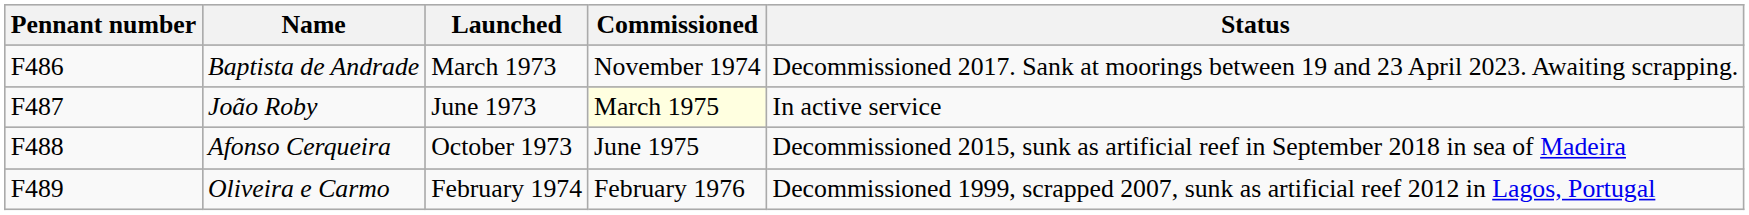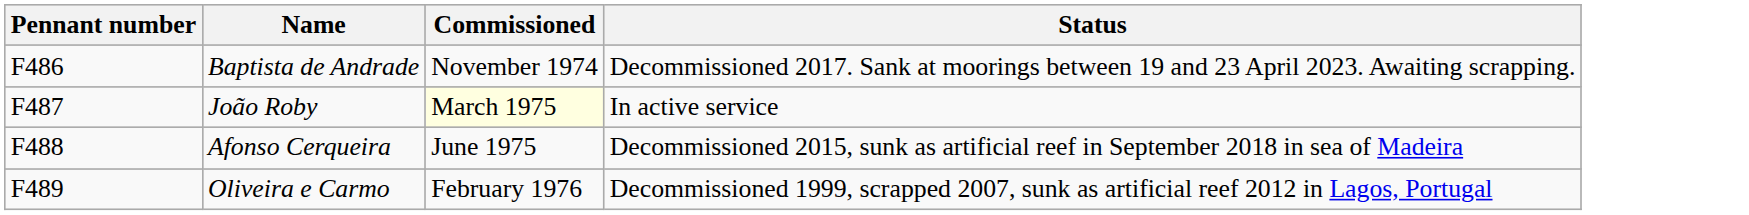- column: (507, 24)
